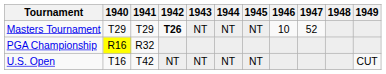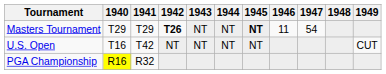(256, 29) normal -> (256, 29) bold
(284, 29) 10 -> (284, 29) 11
(311, 29) 52 -> (311, 29) 54
rows swapped: (31, 62) <-> (52, 45)
